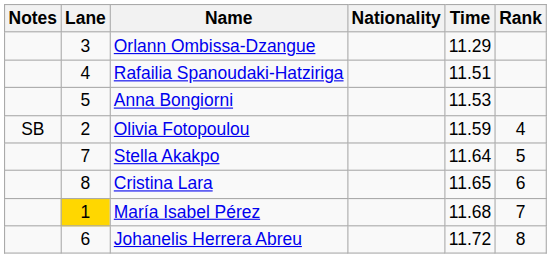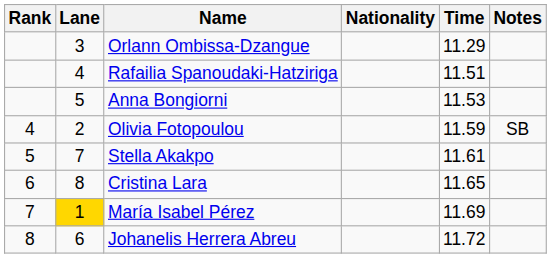columns swapped: (521, 18) <-> (33, 18)
(470, 156) 11.64 -> (464, 156) 11.61
(470, 211) 11.68 -> (464, 211) 11.69
